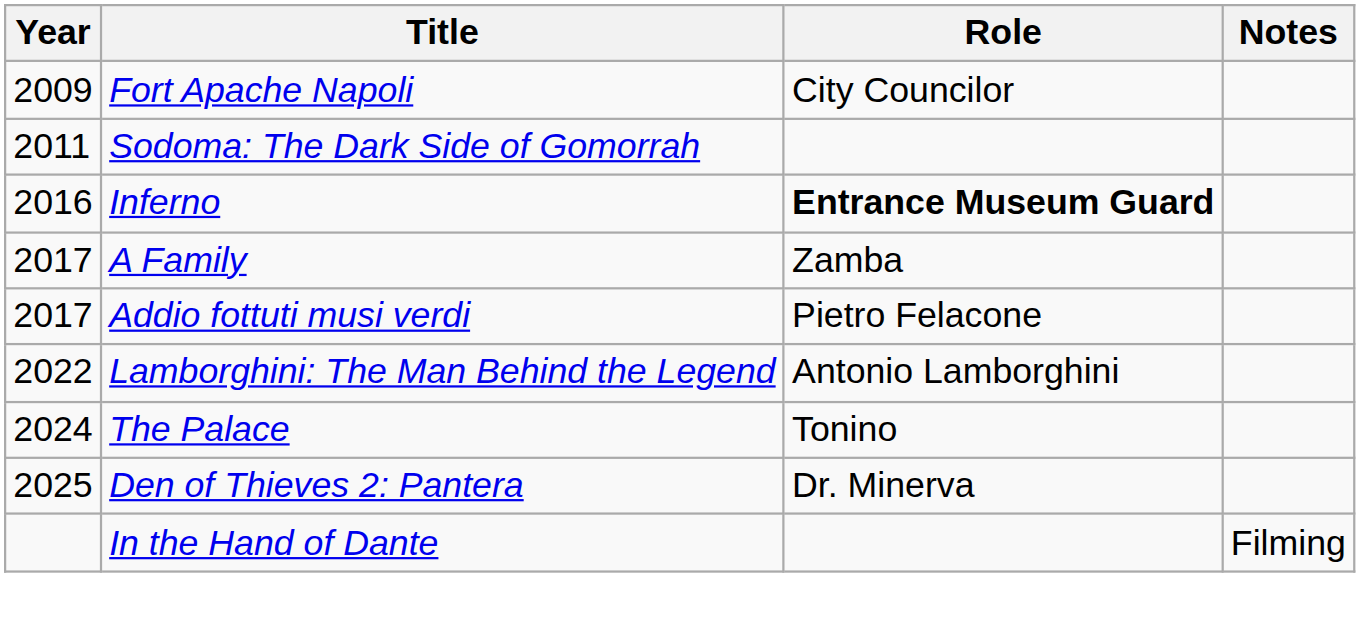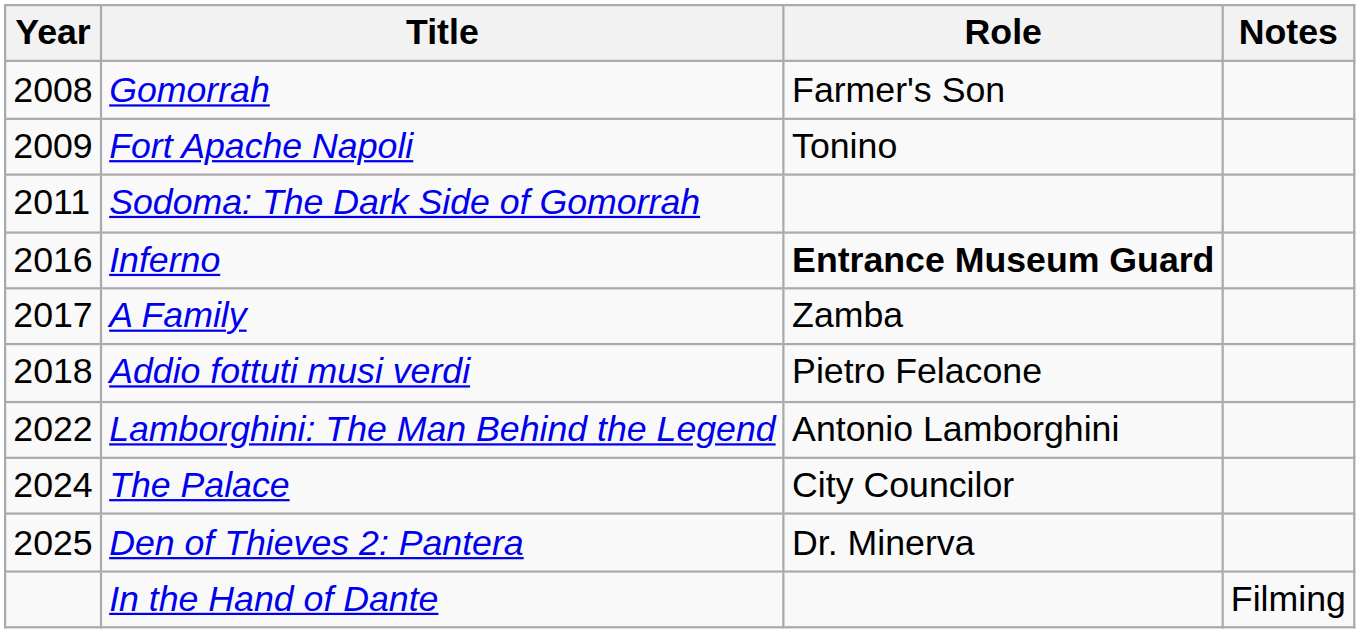+ row: (189, 89)
(903, 89) City Councilor -> (845, 145) Tonino
(53, 315) 2017 -> (53, 372) 2018
(845, 428) Tonino -> (903, 485) City Councilor
